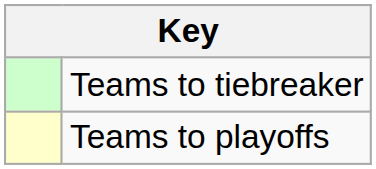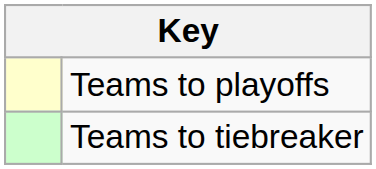rows swapped: (200, 137) <-> (217, 84)
